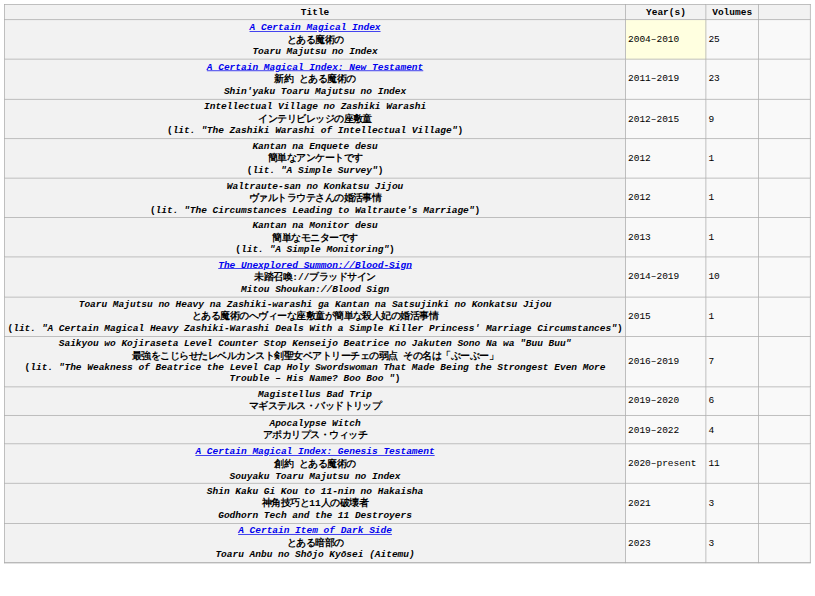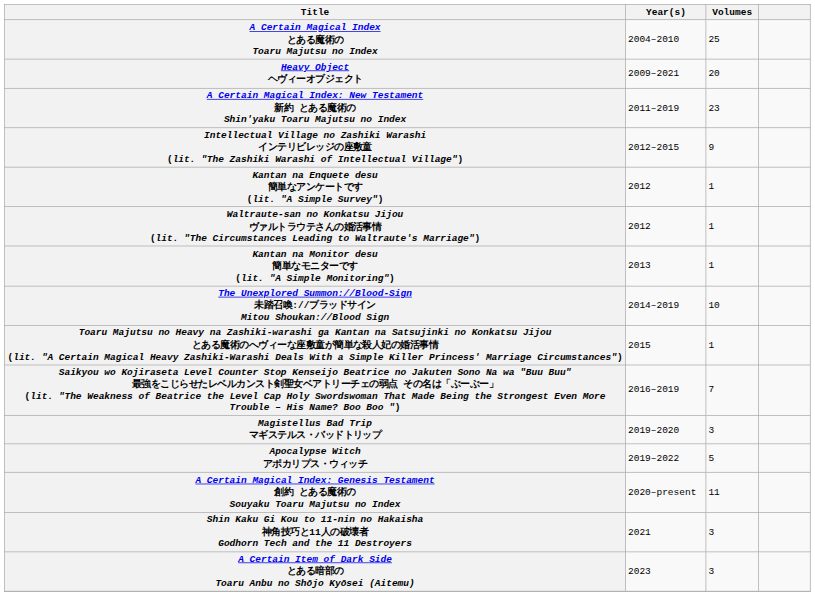(654, 40) lightyellow background -> (654, 40) no background
+ row: (315, 73)
(711, 401) 6 -> (711, 430) 3
(711, 430) 4 -> (711, 458) 5
